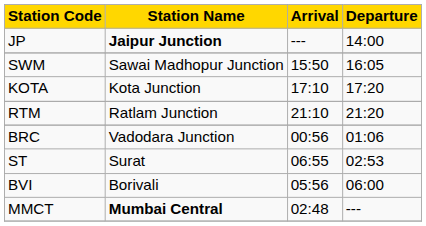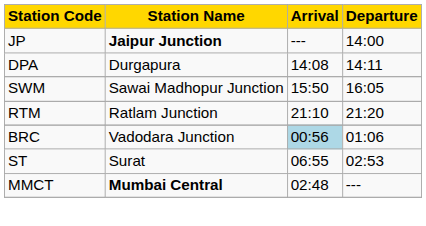+ row: (23, 64)
- row: (28, 88)
(310, 137) no background -> (310, 137) lightblue background
- row: (20, 185)
